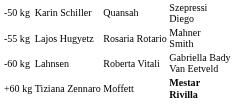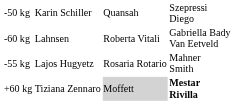rows swapped: (17, 38) <-> (17, 63)
(119, 89) no background -> (119, 89) lightgrey background
